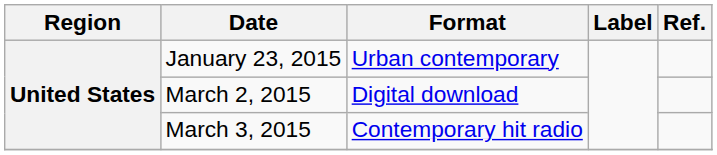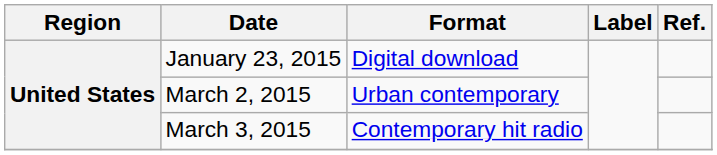(455, 58) Urban contemporary -> (435, 58) Digital download
(435, 94) Digital download -> (455, 94) Urban contemporary
